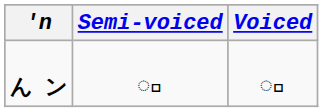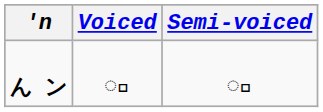columns swapped: (273, 22) <-> (150, 22)
